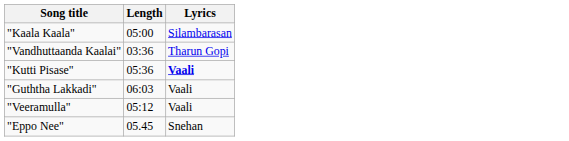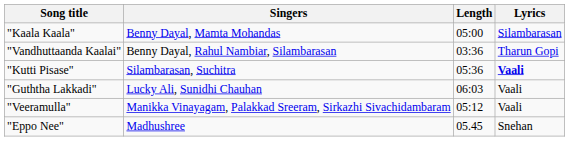+ column: (289, 13)
